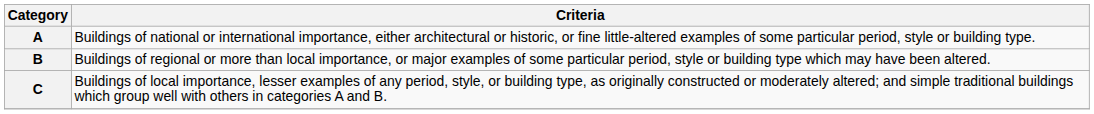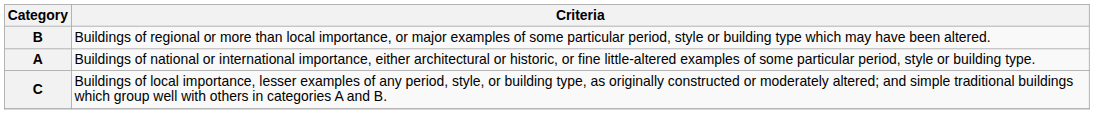rows swapped: (38, 37) <-> (38, 59)
